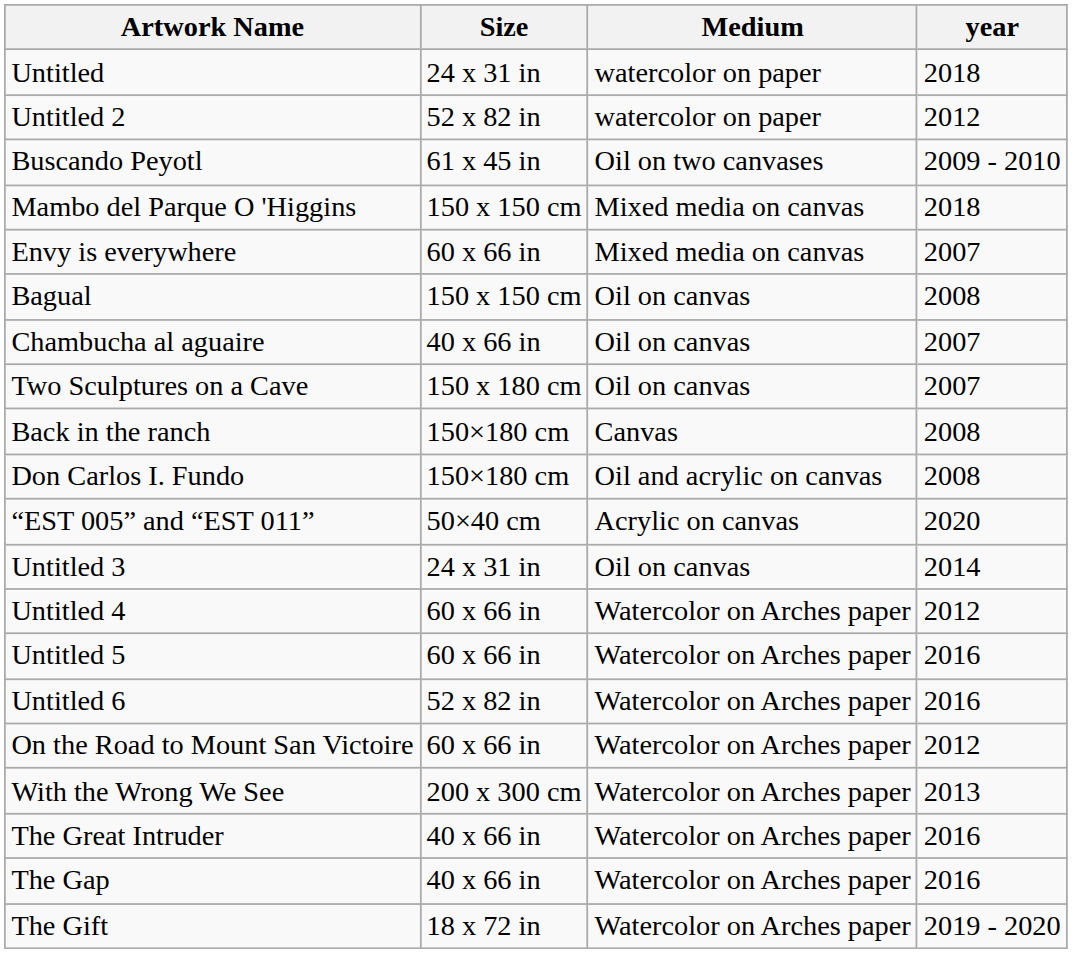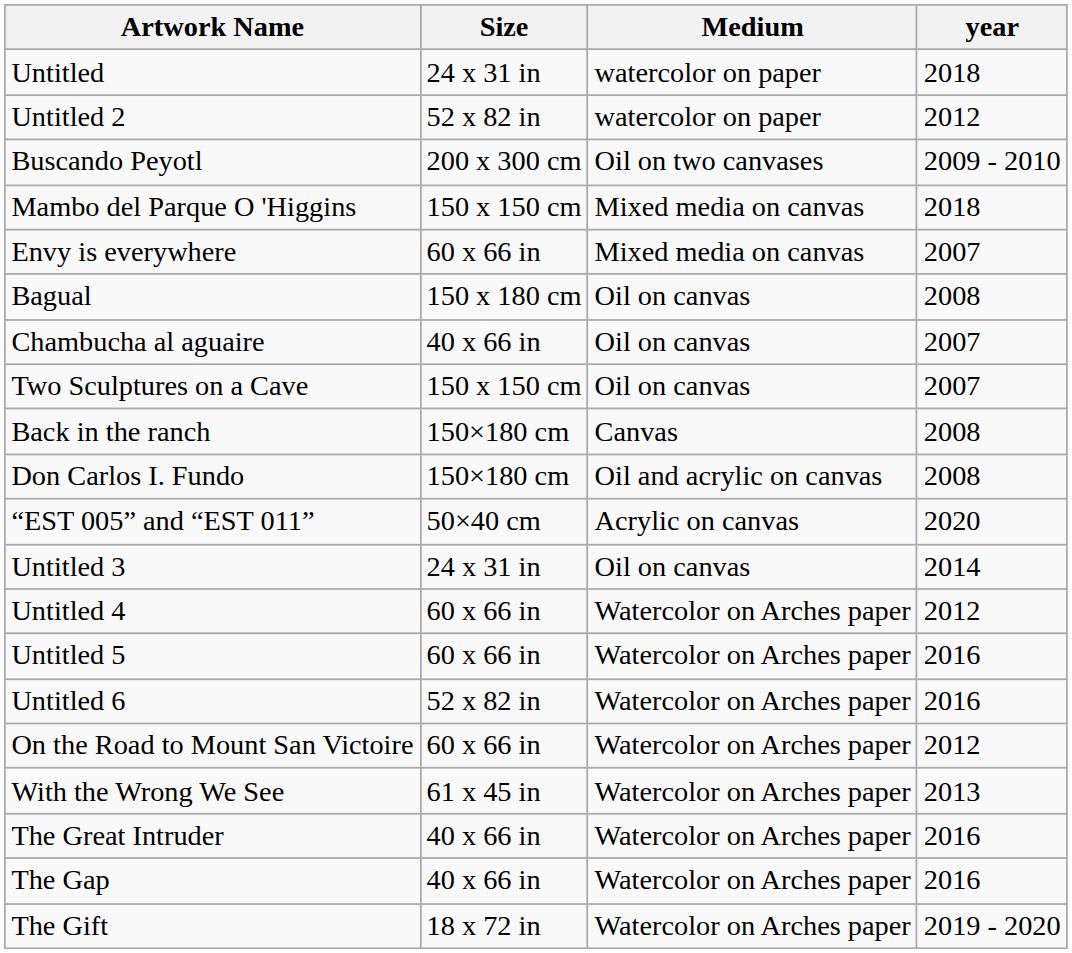(484, 161) 61 x 45 in -> (504, 161) 200 x 300 cm
(504, 296) 150 x 150 cm -> (504, 296) 150 x 180 cm
(504, 386) 150 x 180 cm -> (504, 386) 150 x 150 cm
(504, 790) 200 x 300 cm -> (484, 790) 61 x 45 in
